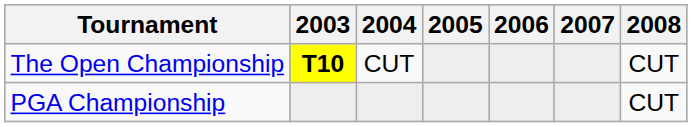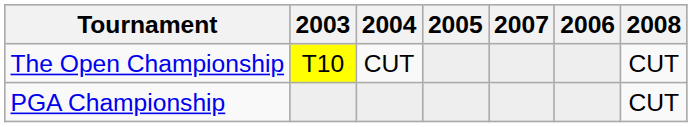columns swapped: (521, 24) <-> (588, 24)
(323, 63) bold -> (323, 63) normal
